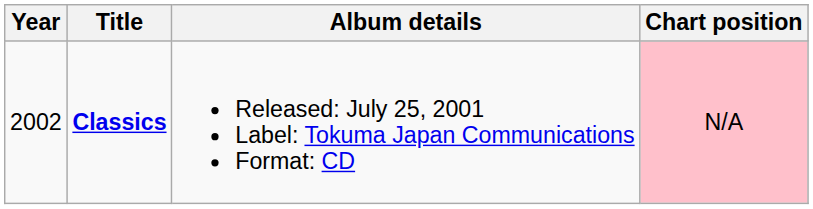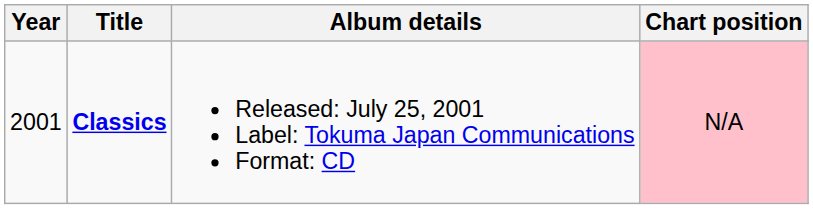(36, 122) 2002 -> (36, 122) 2001
